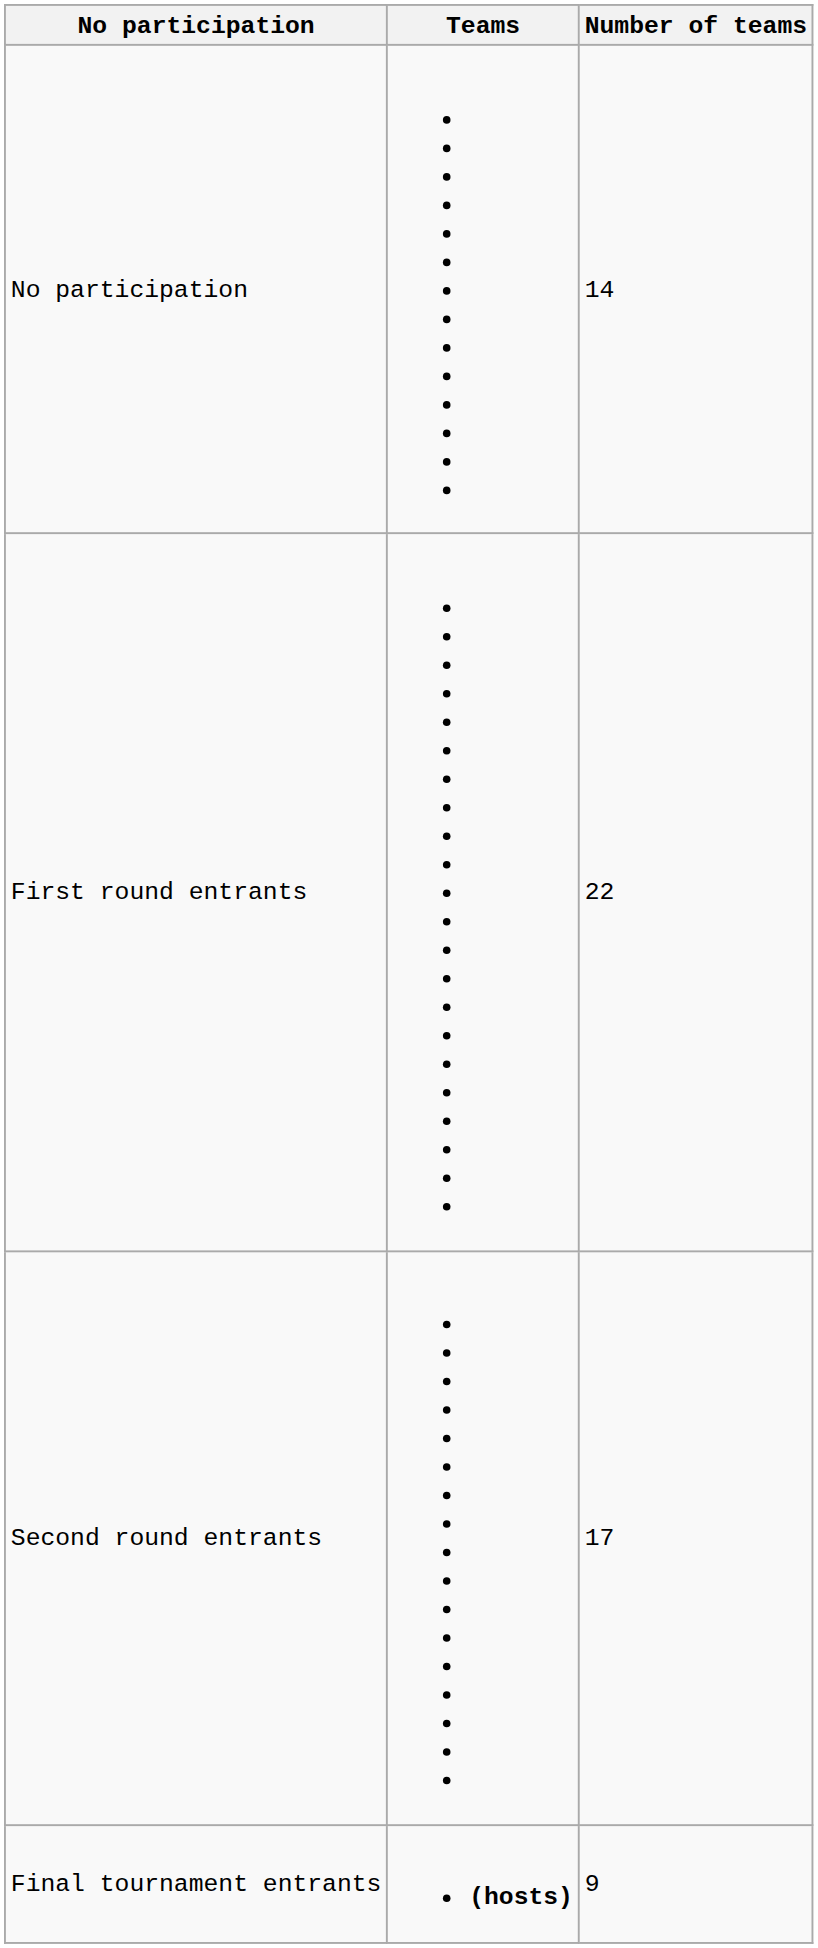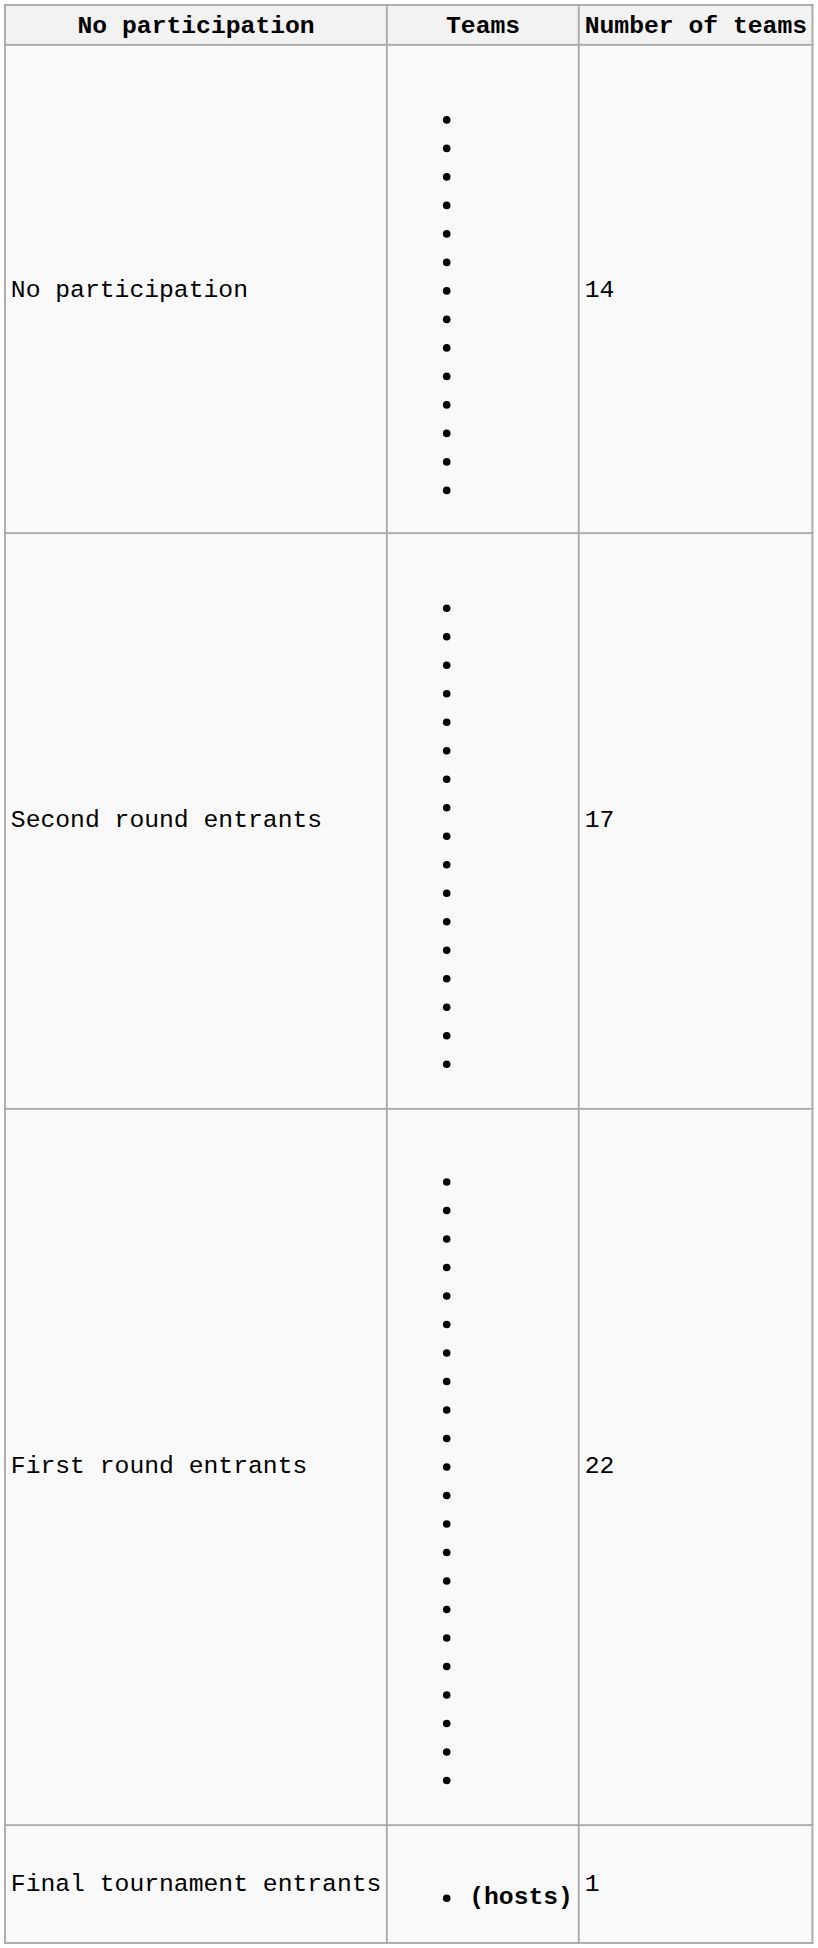rows swapped: (159, 892) <-> (166, 1538)
(592, 1884) 9 -> (592, 1884) 1
